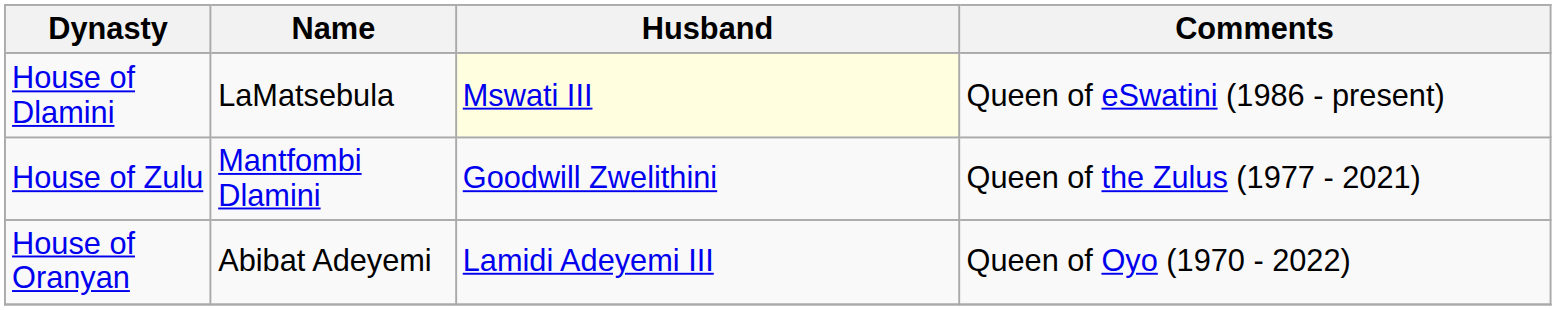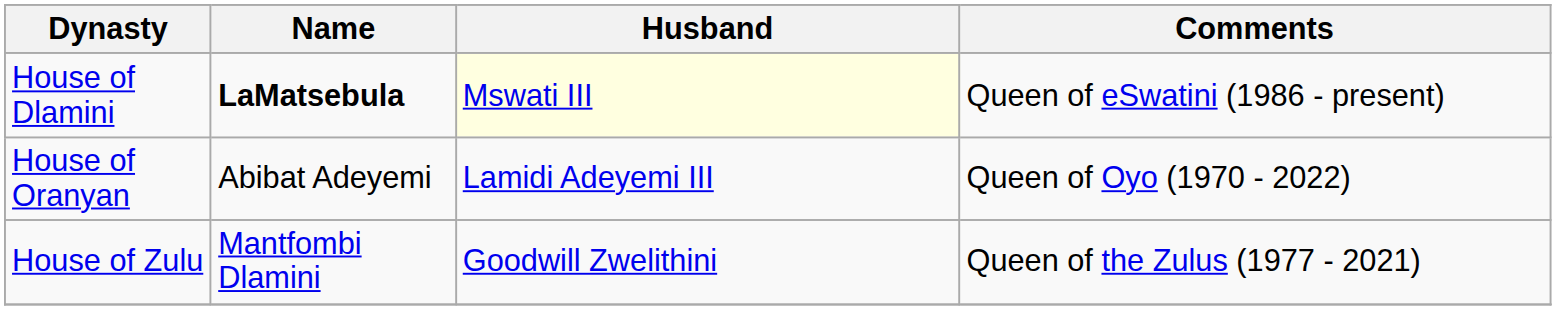(306, 94) normal -> (311, 94) bold
rows swapped: (108, 178) <-> (74, 261)
